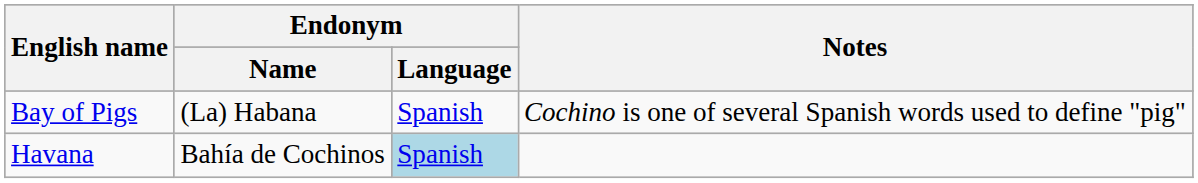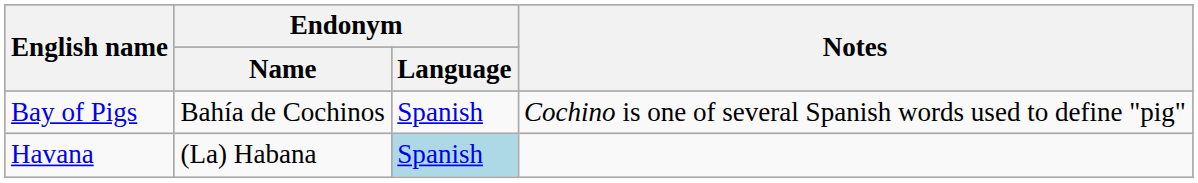(249, 111) (La) Habana -> (283, 111) Bahía de Cochinos
(283, 154) Bahía de Cochinos -> (249, 154) (La) Habana
